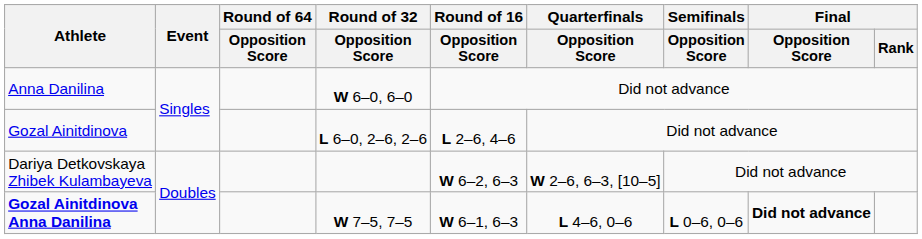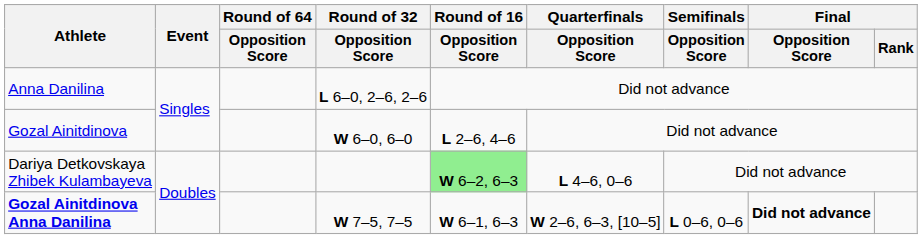(373, 98) W 6–0, 6–0 -> (373, 98) L 6–0, 2–6, 2–6
(373, 139) L 6–0, 2–6, 2–6 -> (373, 139) W 6–0, 6–0
(479, 181) no background -> (479, 181) lightgreen background
(595, 181) W 2–6, 6–3, [10–5] -> (595, 181) L 4–6, 0–6
(595, 222) L 4–6, 0–6 -> (595, 222) W 2–6, 6–3, [10–5]
